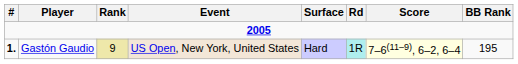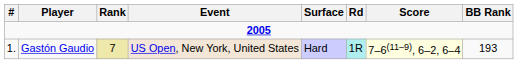(11, 49) bold -> (11, 49) normal
(112, 49) 9 -> (112, 49) 7
(488, 49) 195 -> (488, 49) 193
